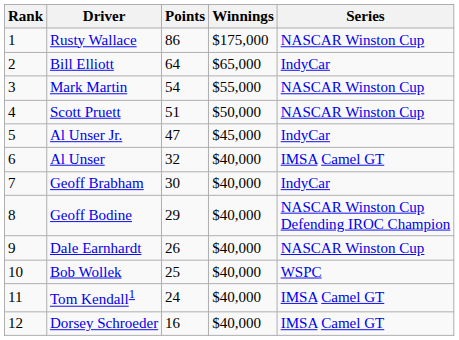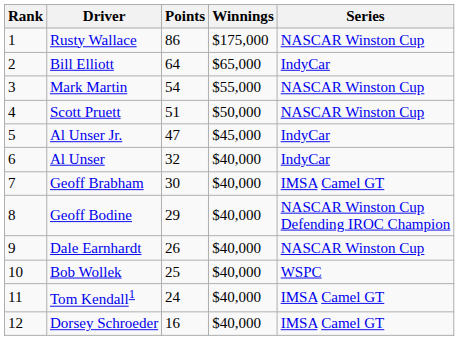(332, 159) IMSA Camel GT -> (305, 159) IndyCar
(305, 183) IndyCar -> (332, 183) IMSA Camel GT
